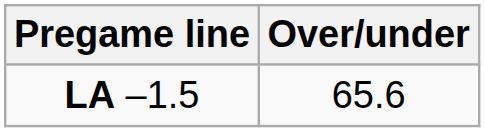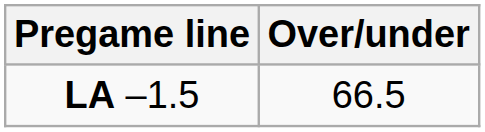(369, 94) 65.6 -> (369, 94) 66.5
